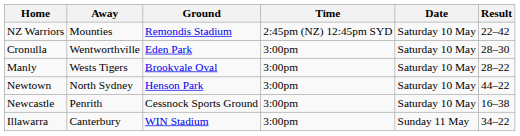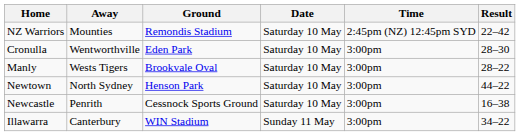columns swapped: (437, 13) <-> (328, 13)
